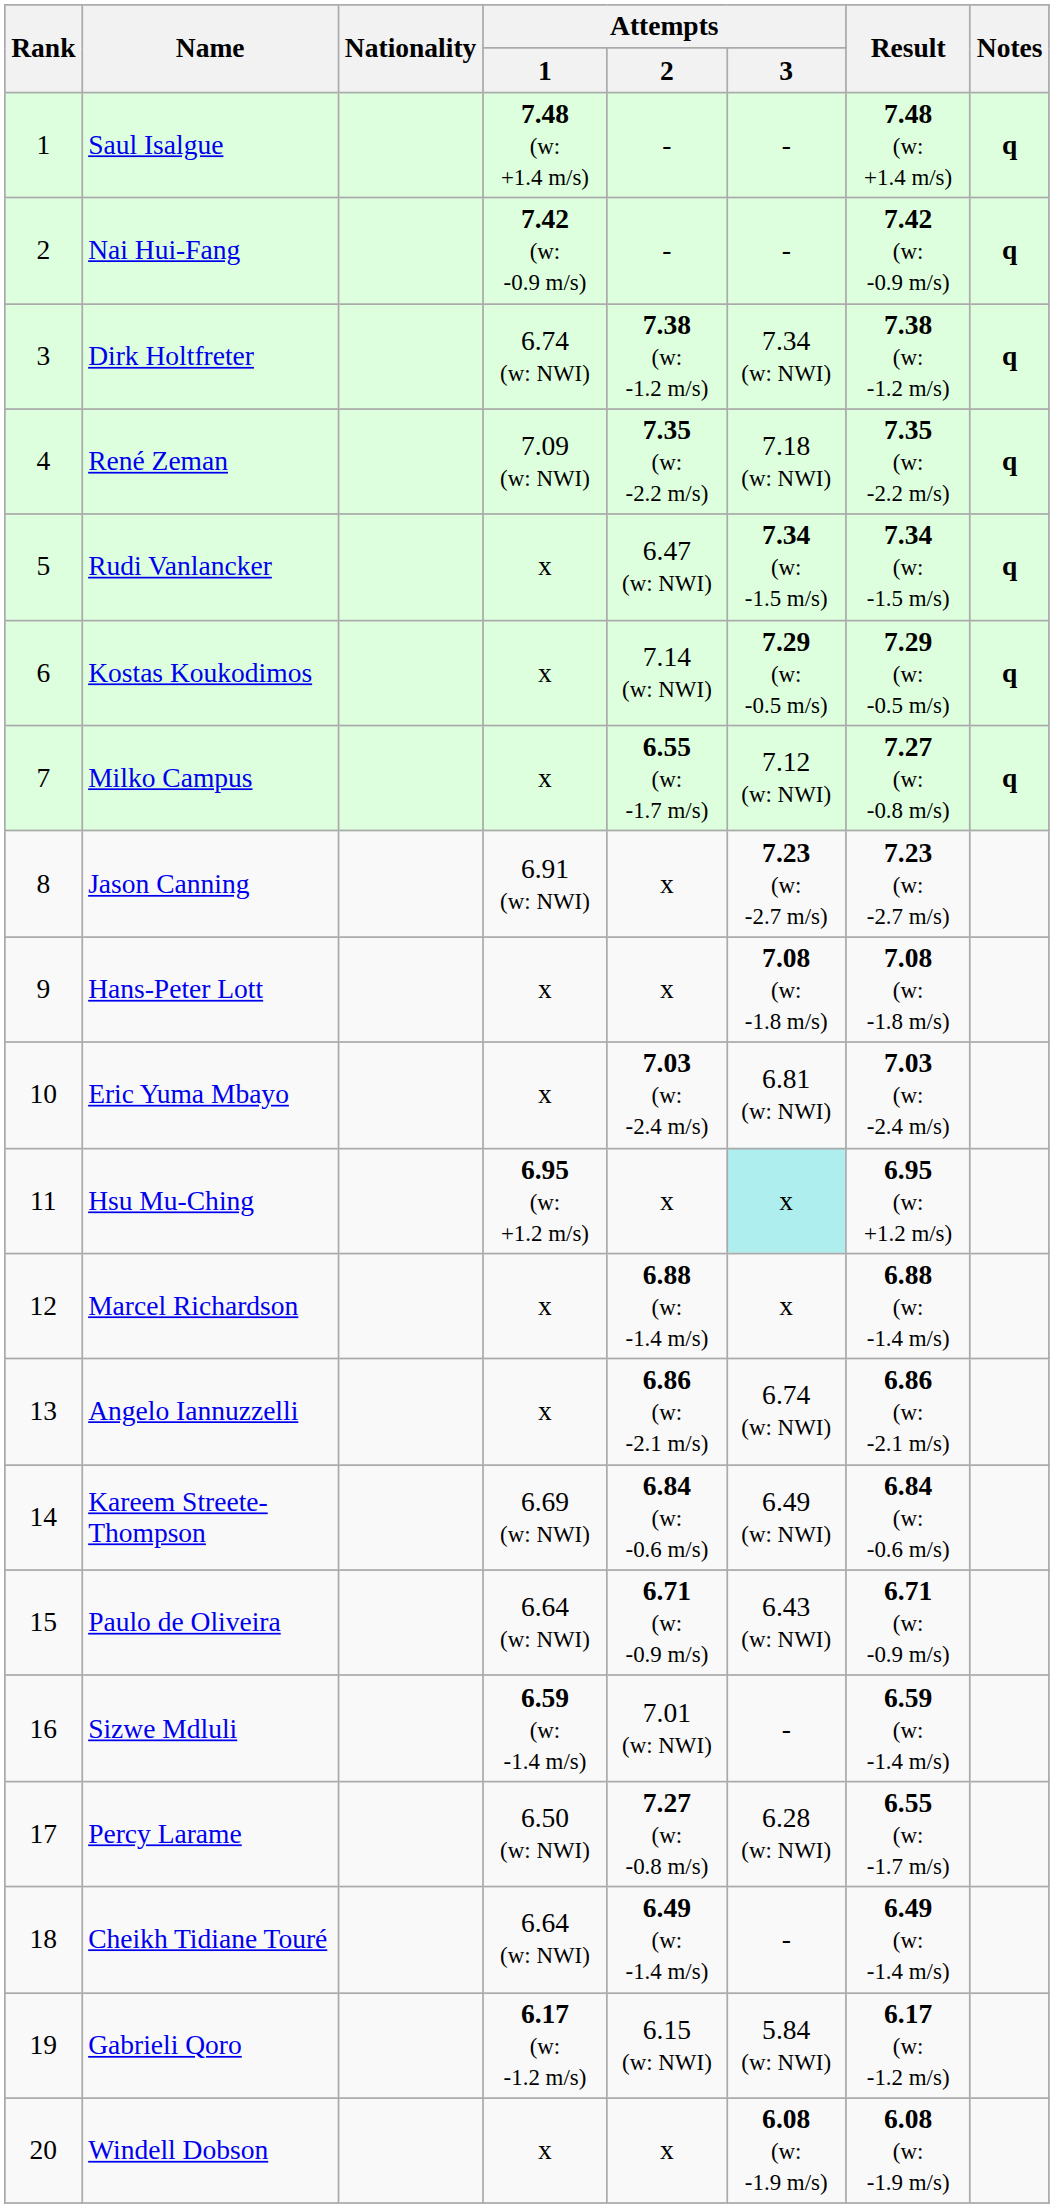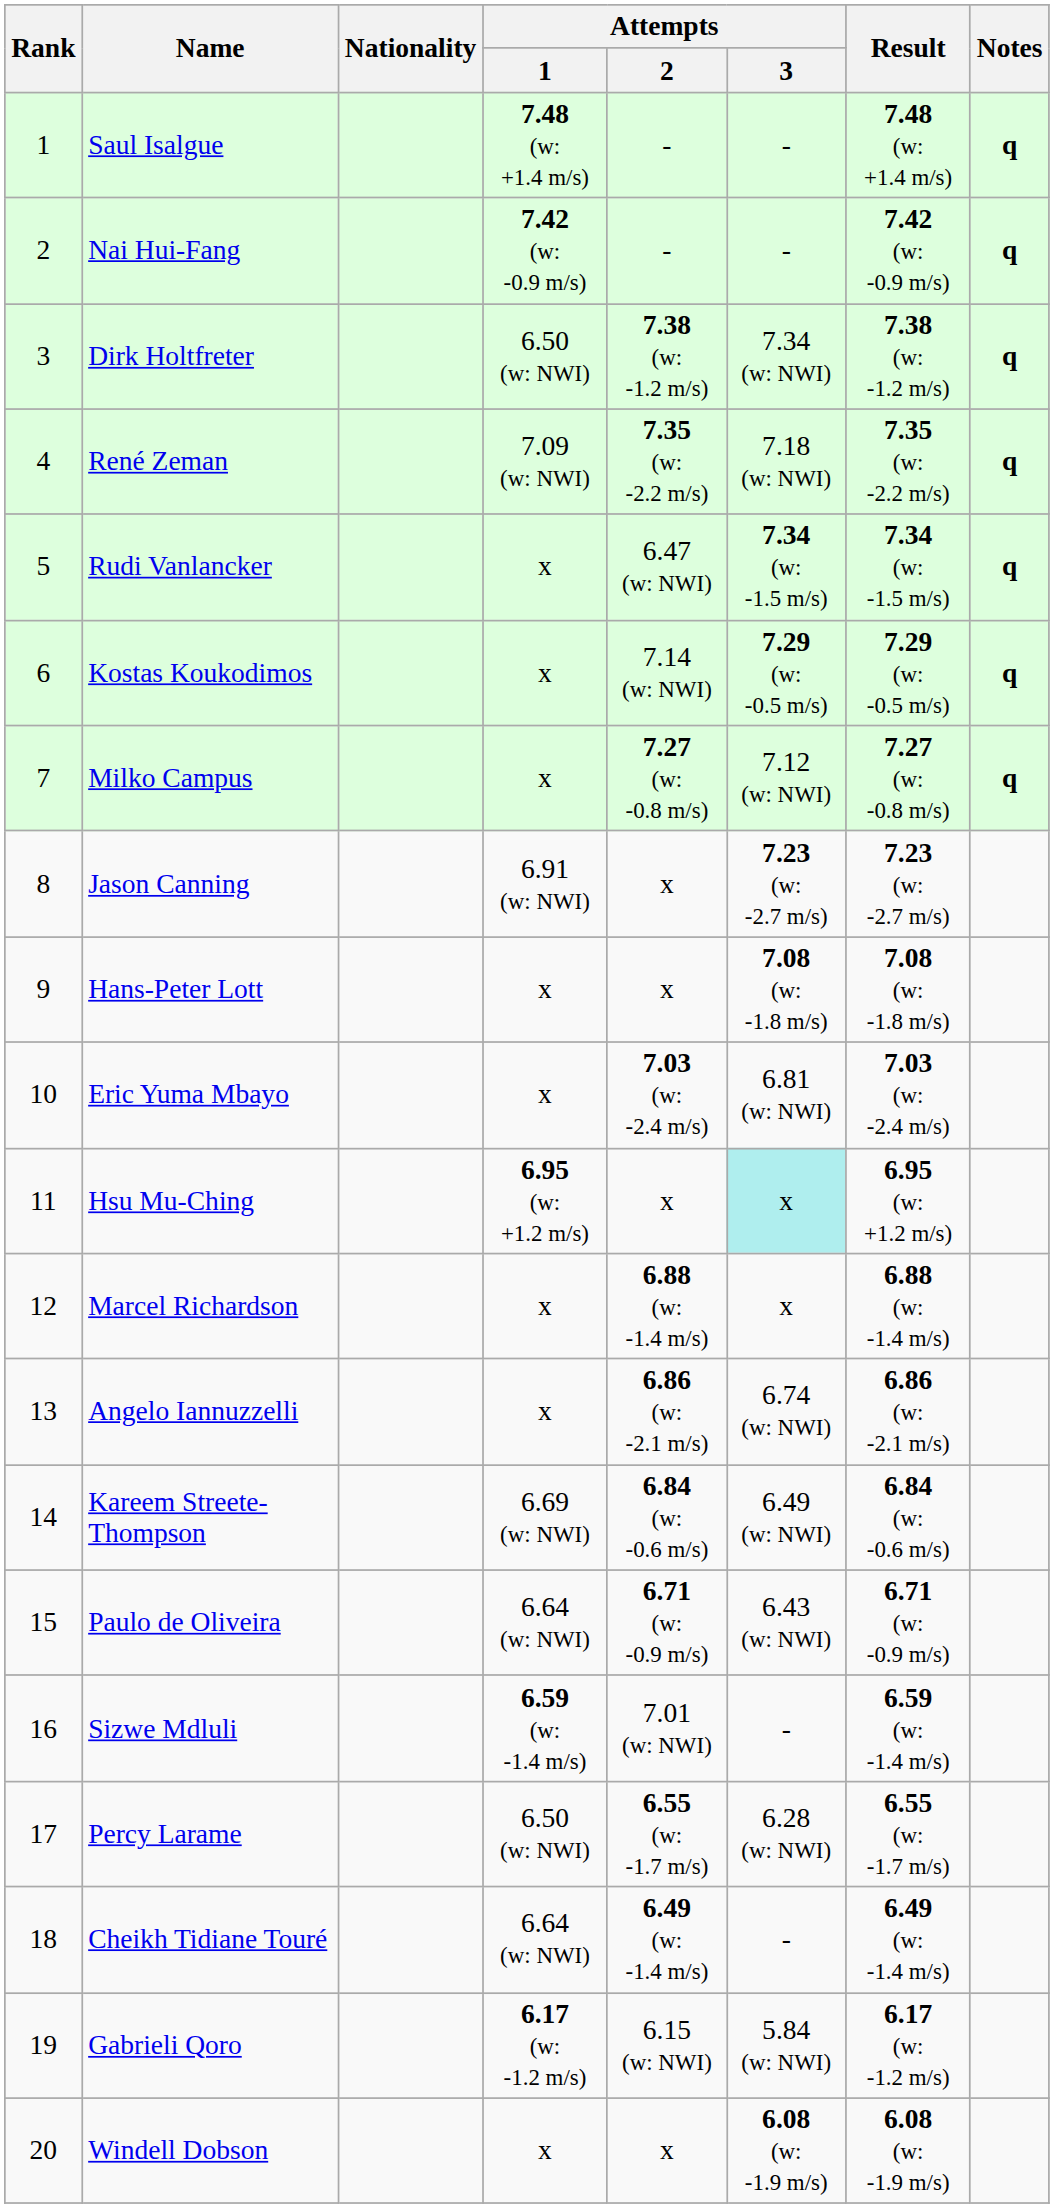(545, 355) 6.74 (w: NWI) -> (545, 355) 6.50 (w: NWI)
(667, 777) 6.55 (w: -1.7 m/s) -> (667, 777) 7.27 (w: -0.8 m/s)
(667, 1833) 7.27 (w: -0.8 m/s) -> (667, 1833) 6.55 (w: -1.7 m/s)
